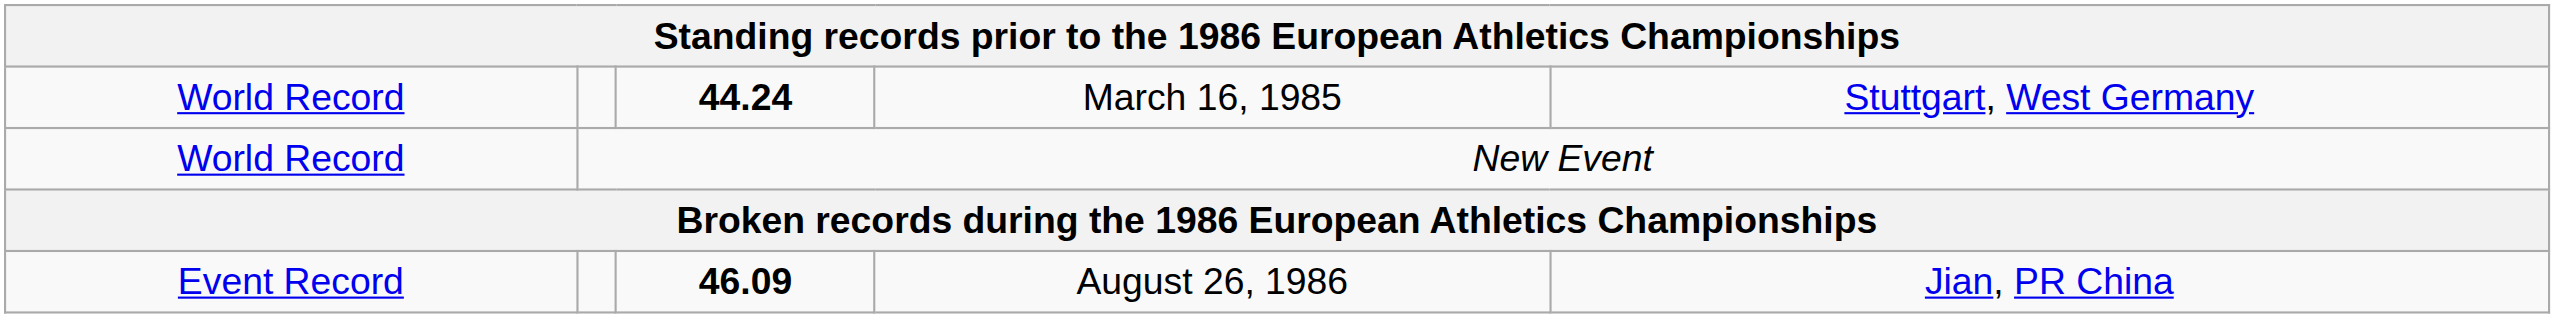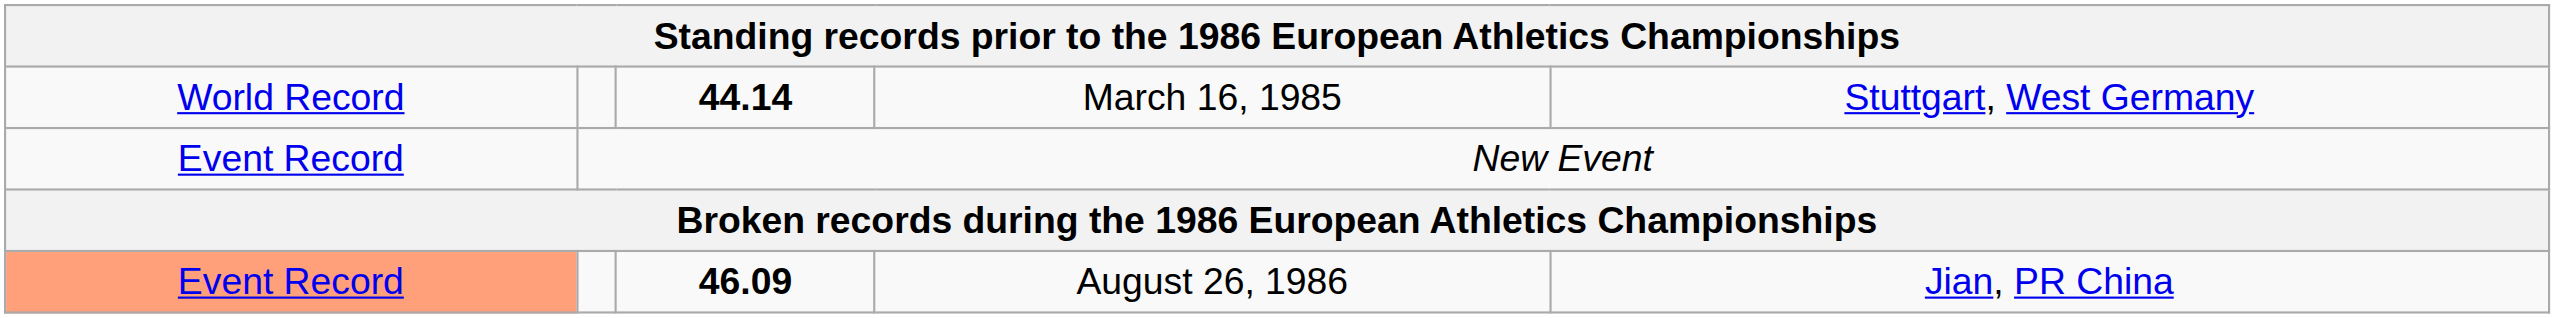(746, 96) 44.24 -> (746, 96) 44.14
(291, 157) World Record -> (291, 157) Event Record
(291, 281) no background -> (291, 281) lightsalmon background
